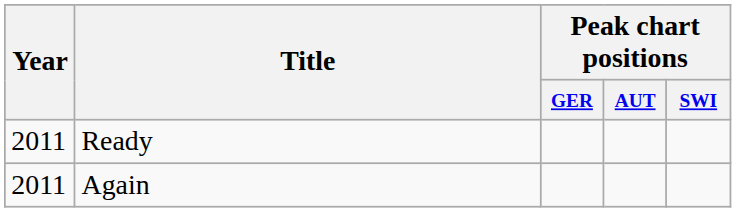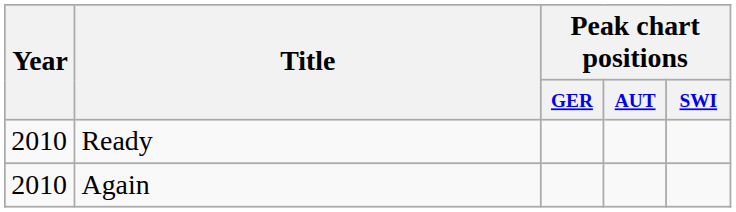(39, 140) 2011 -> (39, 140) 2010
(39, 185) 2011 -> (39, 185) 2010
